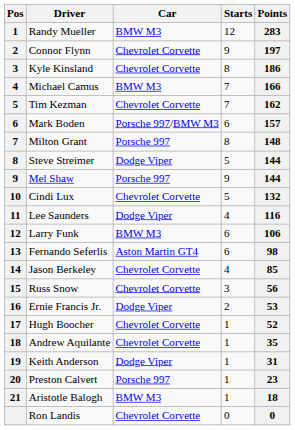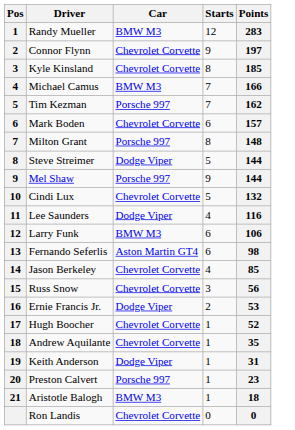(272, 68) 186 -> (254, 68) 185
(158, 105) Chevrolet Corvette -> (143, 105) Porsche 997
(167, 123) Porsche 997/BMW M3 -> (158, 123) Chevrolet Corvette
